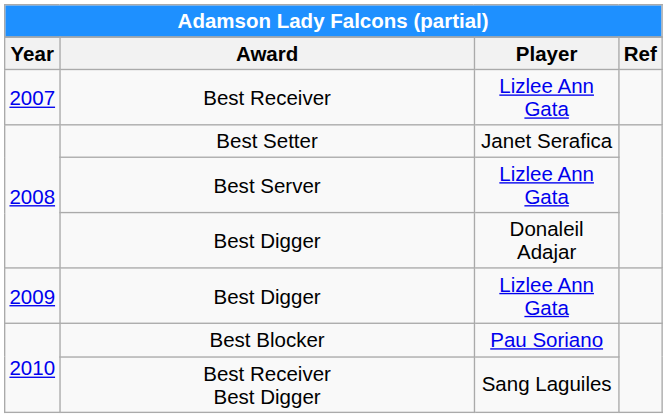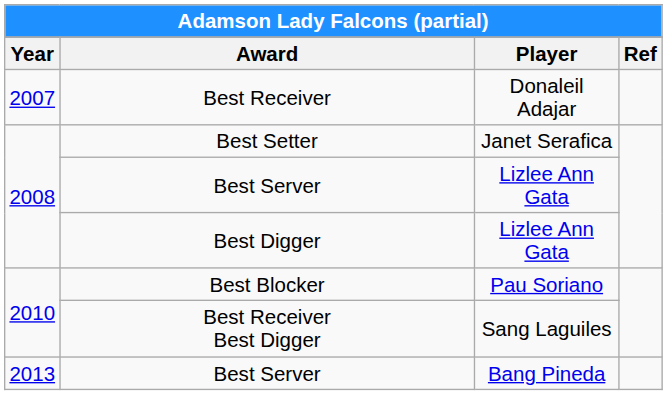(547, 98) Lizlee Ann Gata -> (547, 98) Donaleil Adajar
(547, 241) Donaleil Adajar -> (547, 241) Lizlee Ann Gata
- row: (32, 296)
+ row: (32, 373)
